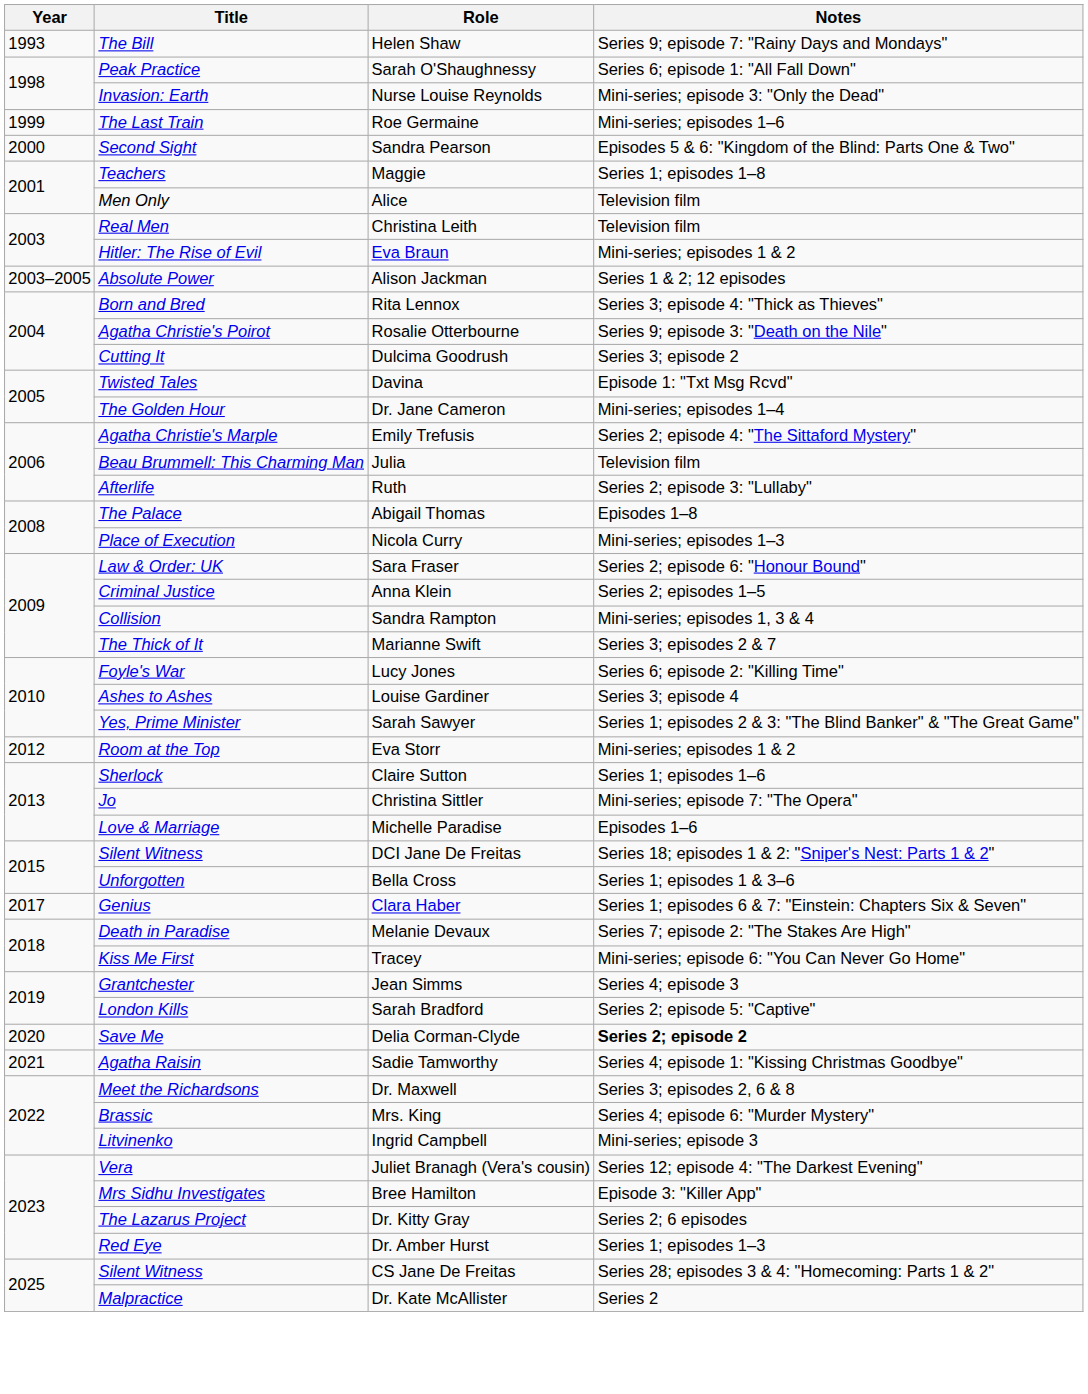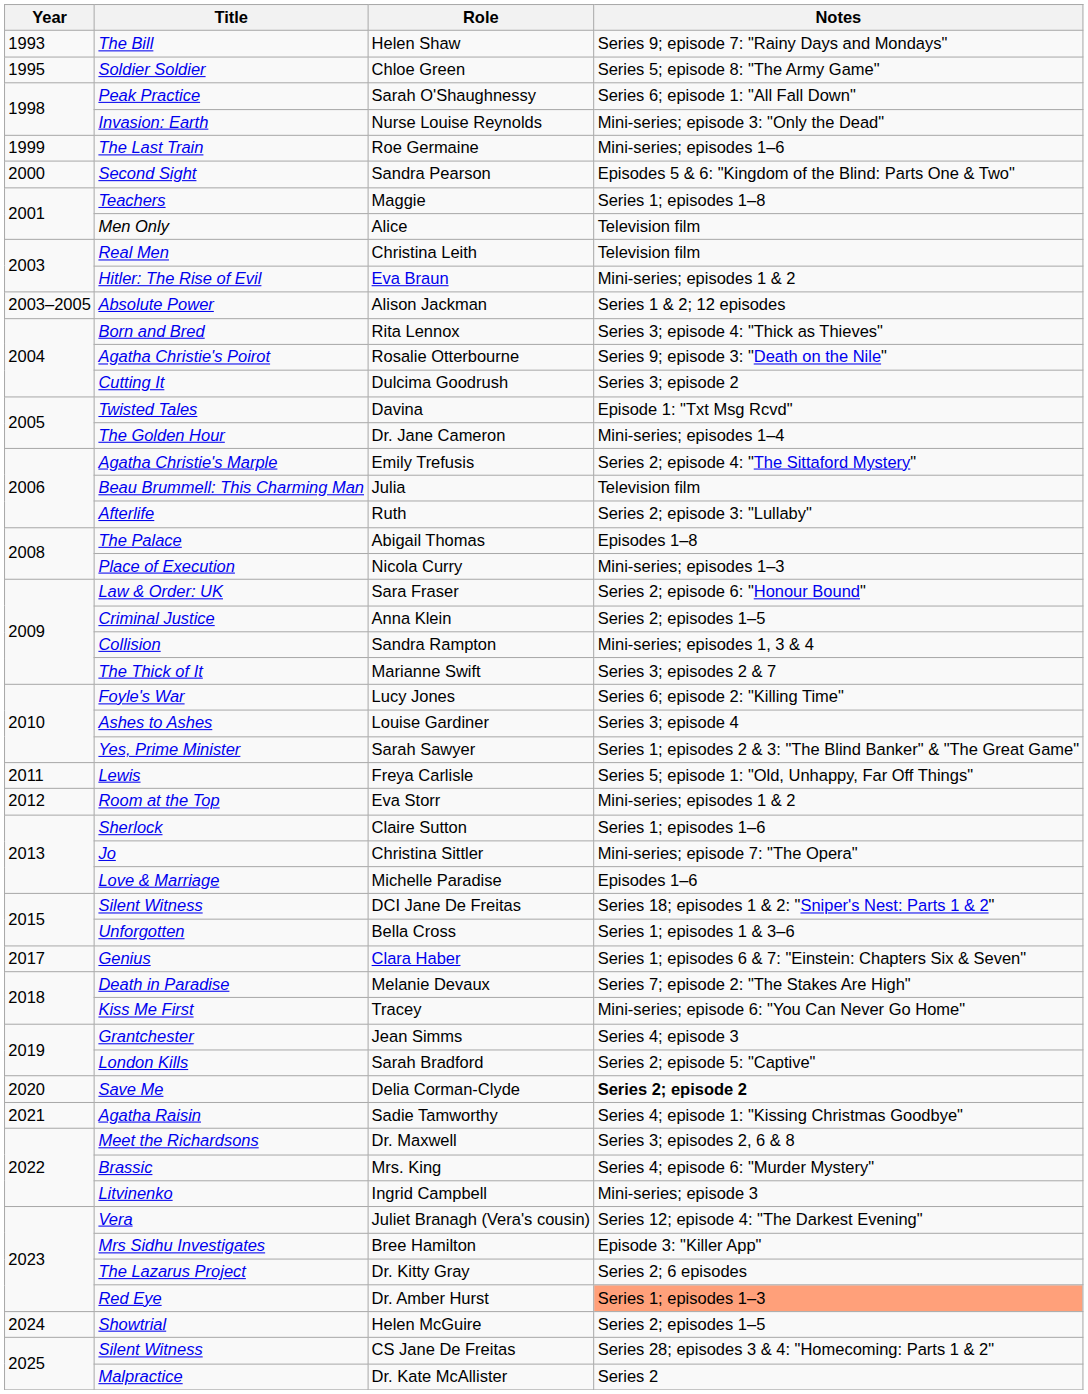+ row: (418, 69)
+ row: (422, 775)
(681, 1245) no background -> (681, 1298) lightsalmon background
+ row: (427, 1324)
